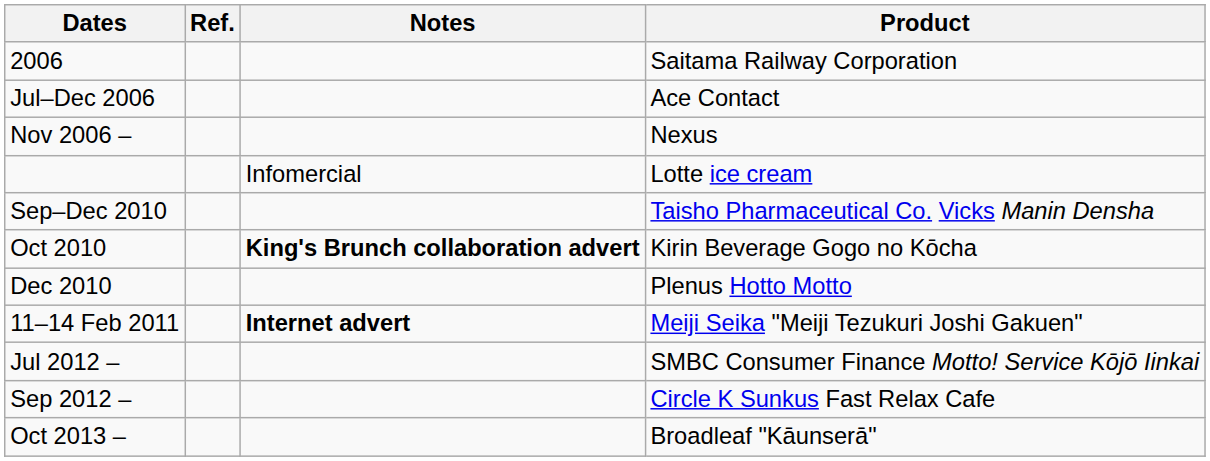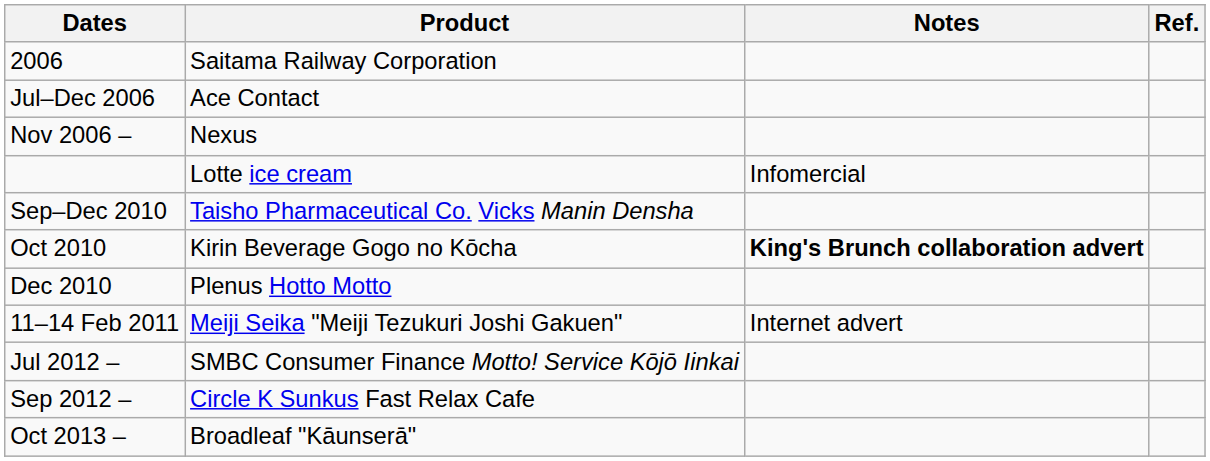columns swapped: (925, 23) <-> (212, 23)
(328, 323) bold -> (826, 323) normal
